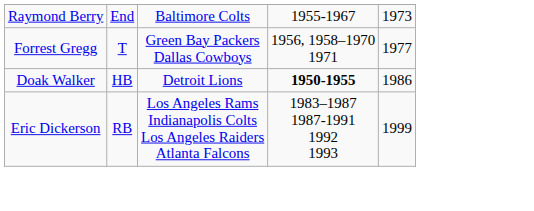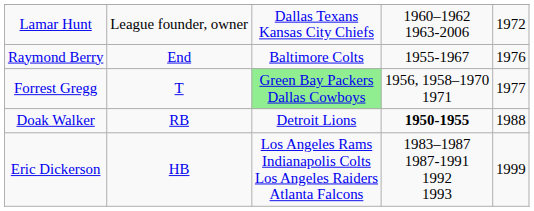+ row: (56, 24)
(397, 16) 1973 -> (511, 56) 1976
(203, 48) no background -> (316, 88) lightgreen background
(122, 80) HB -> (179, 120) RB
(397, 80) 1986 -> (511, 120) 1988
(122, 128) RB -> (179, 169) HB
